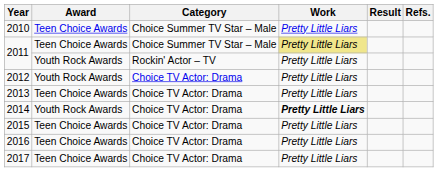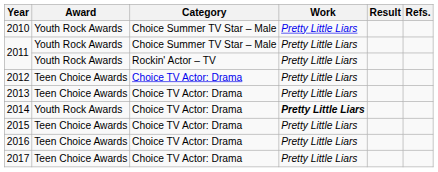(81, 28) Teen Choice Awards -> (78, 28) Youth Rock Awards
(81, 45) Teen Choice Awards -> (78, 45) Youth Rock Awards
(319, 45) khaki background -> (319, 45) no background
(78, 77) Youth Rock Awards -> (81, 77) Teen Choice Awards
